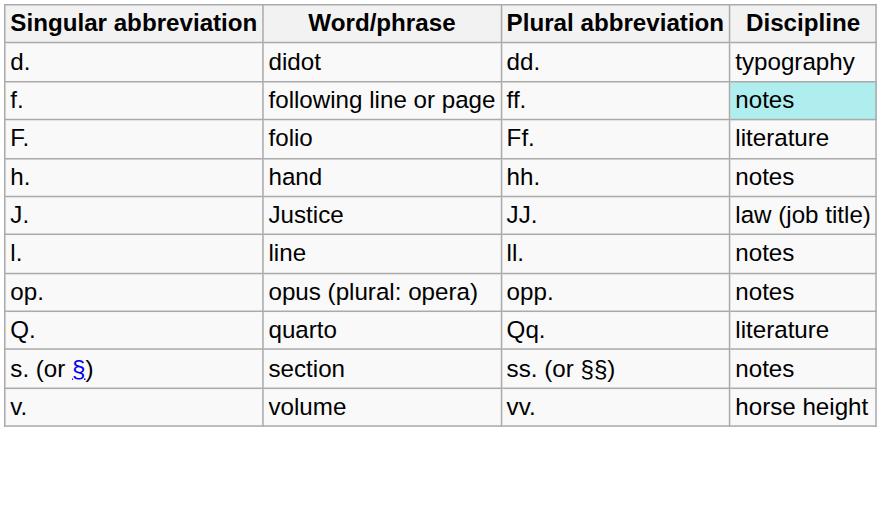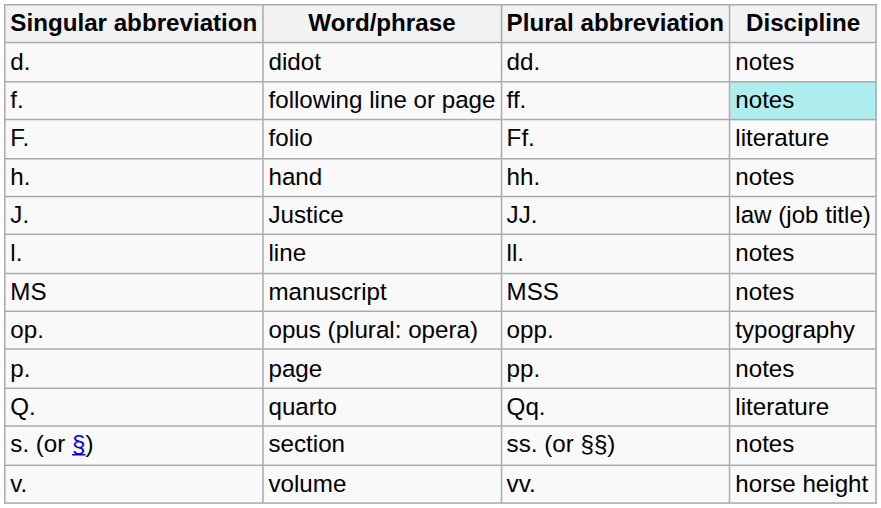(795, 61) typography -> (765, 61) notes
+ row: (328, 291)
(765, 291) notes -> (795, 330) typography
+ row: (295, 368)
